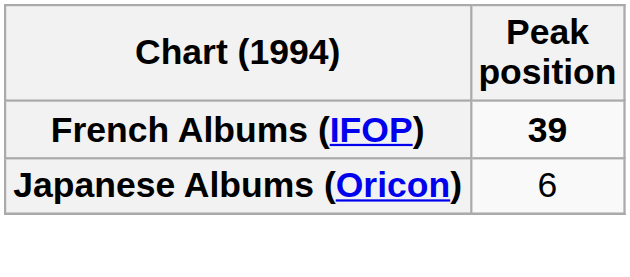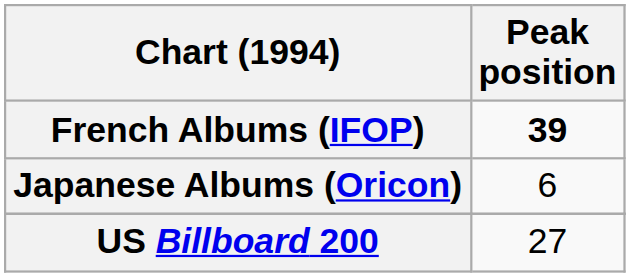+ row: (238, 241)
